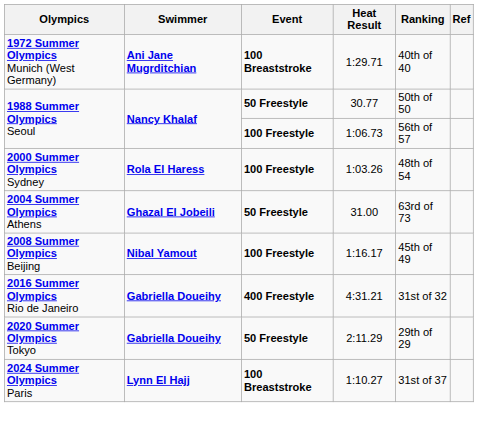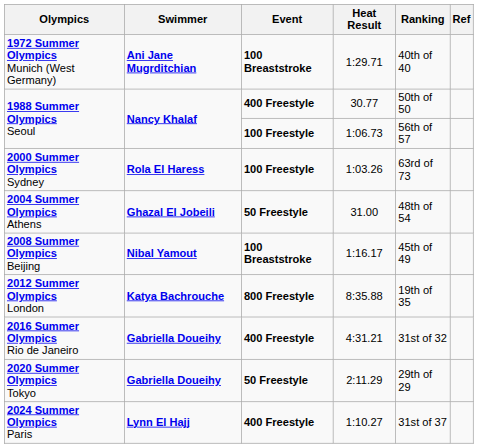(276, 104) 50 Freestyle -> (279, 104) 400 Freestyle
(415, 170) 48th of 54 -> (416, 170) 63rd of 73
(416, 212) 63rd of 73 -> (415, 212) 48th of 54
(279, 254) 100 Freestyle -> (278, 254) 100 Breaststroke
+ row: (43, 296)
(278, 381) 100 Breaststroke -> (279, 423) 400 Freestyle
